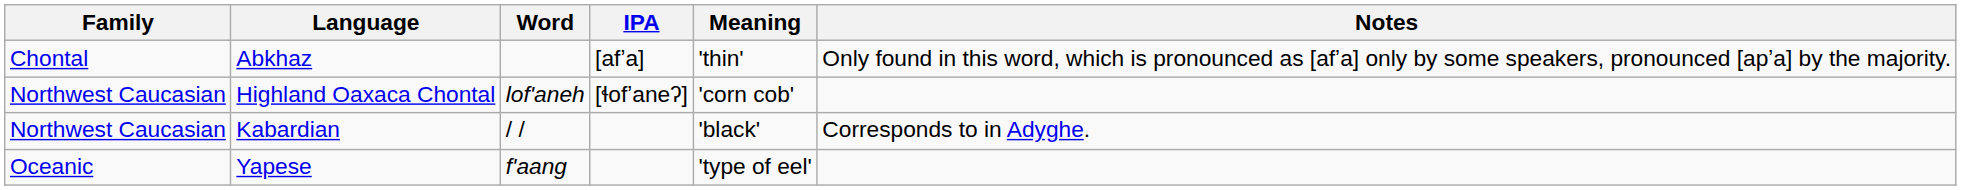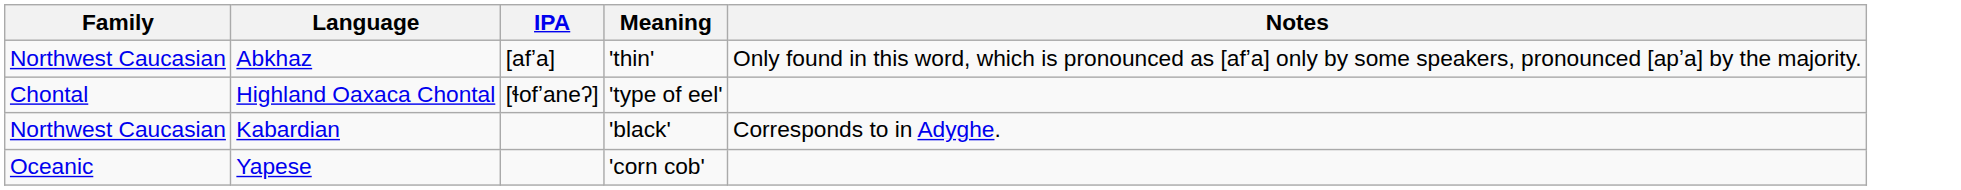- column: (545, 22)
(49, 58) Chontal -> (118, 58) Northwest Caucasian
(118, 94) Northwest Caucasian -> (49, 94) Chontal
(746, 94) 'corn cob' -> (666, 94) 'type of eel'
(755, 166) 'type of eel' -> (657, 166) 'corn cob'
